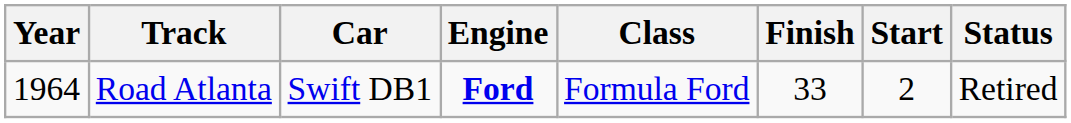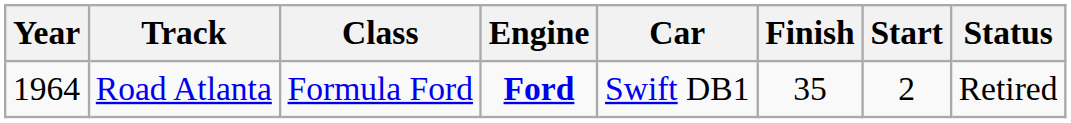columns swapped: (360, 32) <-> (657, 32)
(810, 87) 33 -> (810, 87) 35
